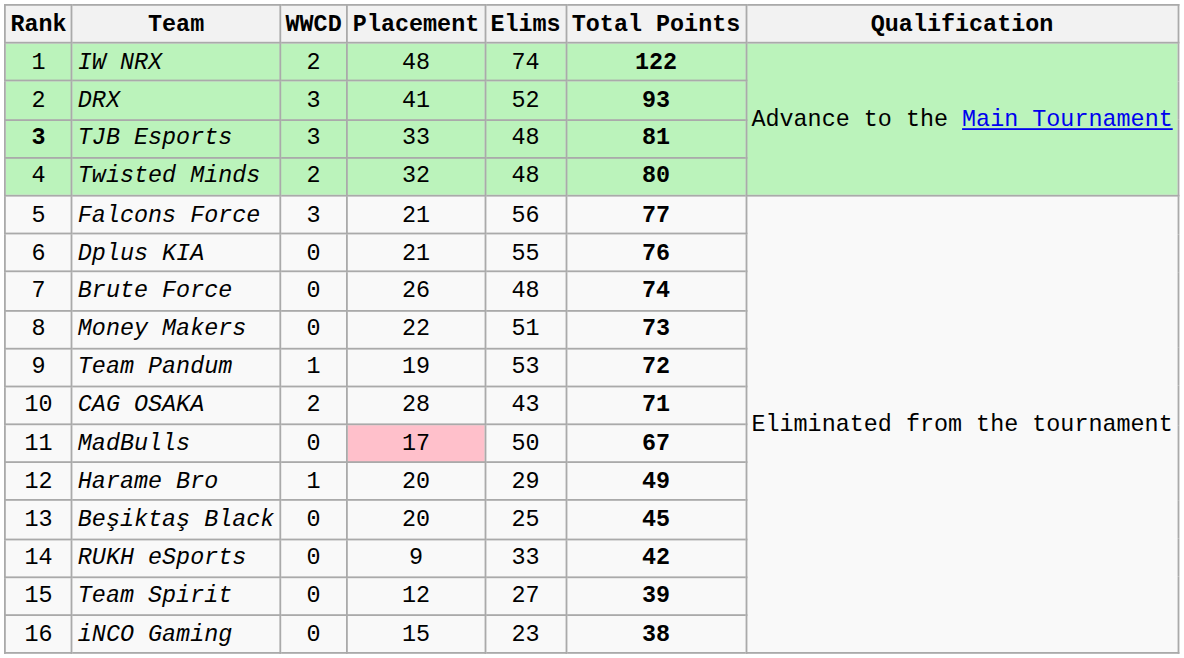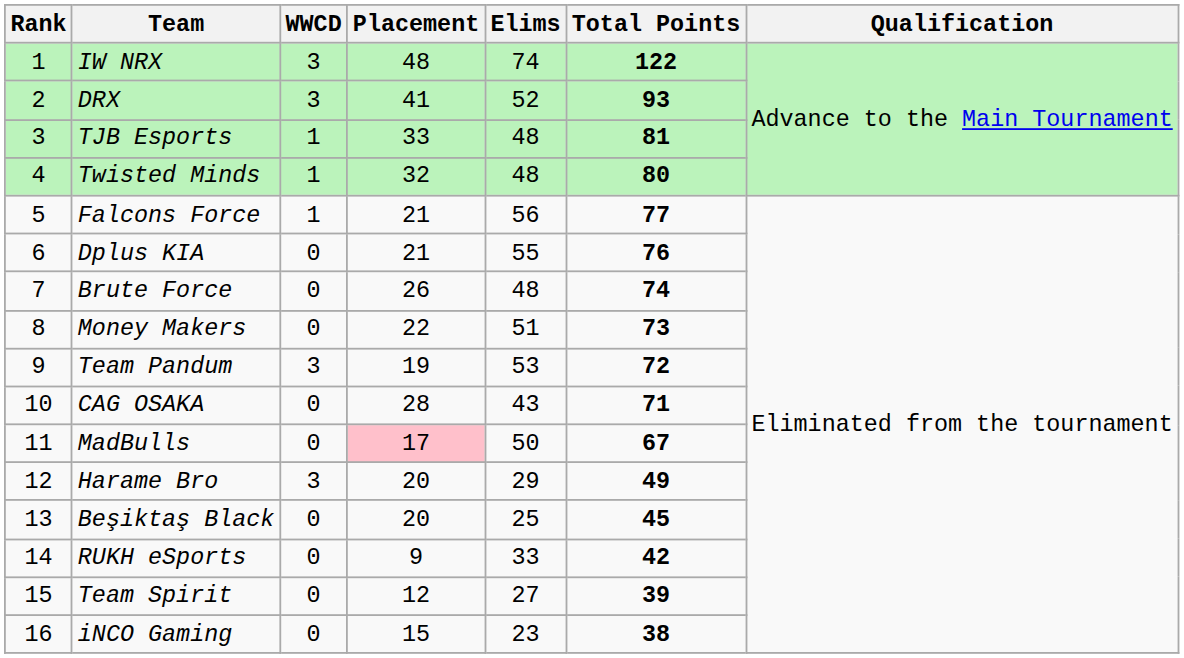(314, 62) 2 -> (314, 62) 3
(39, 138) bold -> (39, 138) normal
(314, 138) 3 -> (314, 138) 1
(314, 177) 2 -> (314, 177) 1
(314, 215) 3 -> (314, 215) 1
(314, 367) 1 -> (314, 367) 3
(314, 405) 2 -> (314, 405) 0
(314, 482) 1 -> (314, 482) 3
